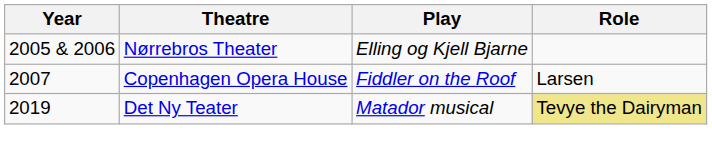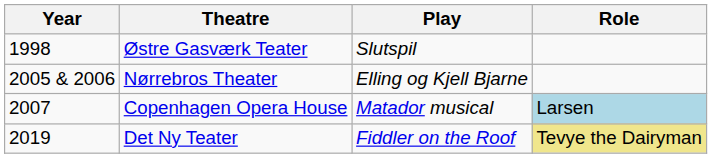+ row: (216, 49)
(436, 78) Fiddler on the Roof -> (425, 108) Matador musical
(565, 78) no background -> (565, 108) lightblue background
(425, 108) Matador musical -> (436, 138) Fiddler on the Roof
